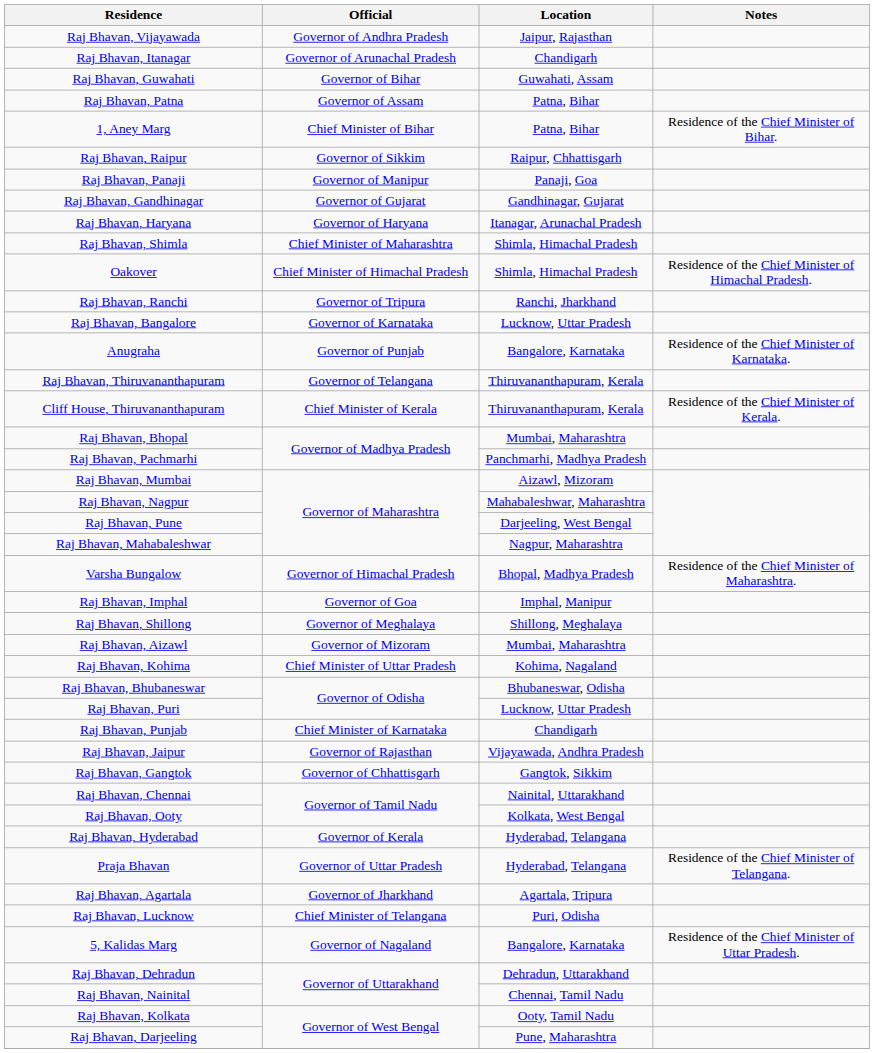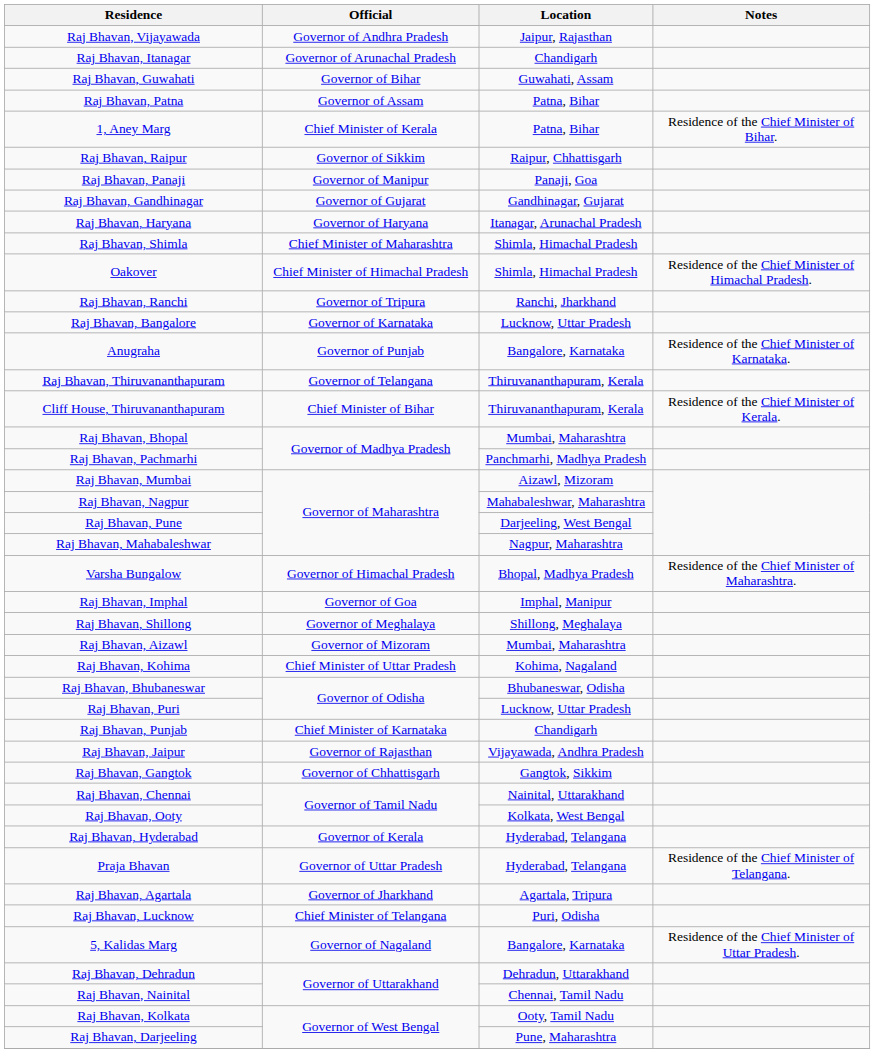(371, 129) Chief Minister of Bihar -> (371, 129) Chief Minister of Kerala
(371, 409) Chief Minister of Kerala -> (371, 409) Chief Minister of Bihar
